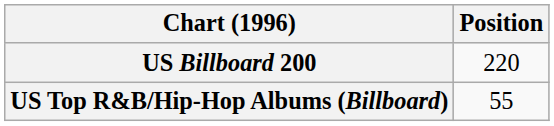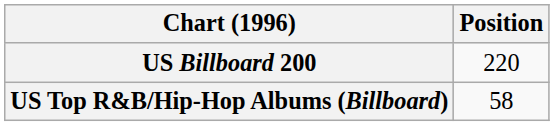(501, 100) 55 -> (501, 100) 58
